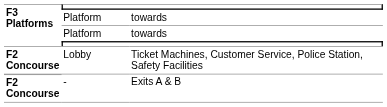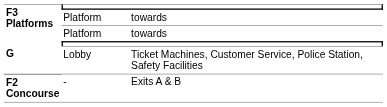(33, 60) F2 Concourse -> (10, 54) G
